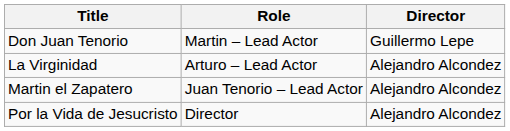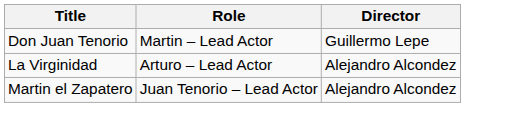- row: (93, 114)
